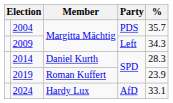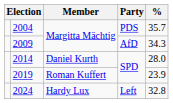(128, 43) Left -> (129, 43) AfD
(157, 59) 28.3 -> (157, 59) 28.0
(129, 91) AfD -> (128, 91) Left
(157, 91) 33.1 -> (157, 91) 32.8
